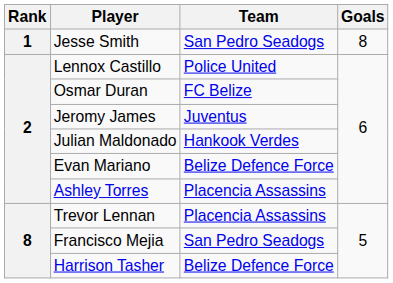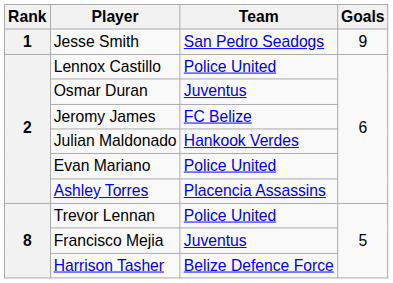(363, 41) 8 -> (363, 41) 9
(218, 91) FC Belize -> (215, 91) Juventus
(215, 116) Juventus -> (218, 116) FC Belize
(259, 166) Belize Defence Force -> (230, 166) Police United
(255, 215) Placencia Assassins -> (230, 215) Police United
(254, 240) San Pedro Seadogs -> (215, 240) Juventus
